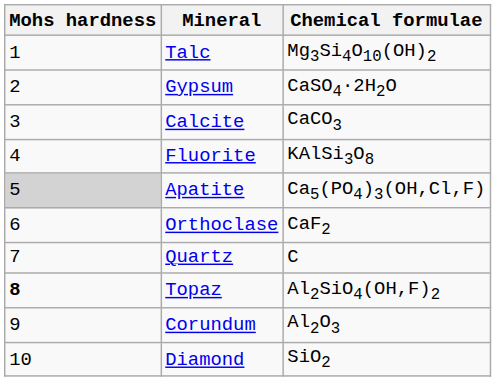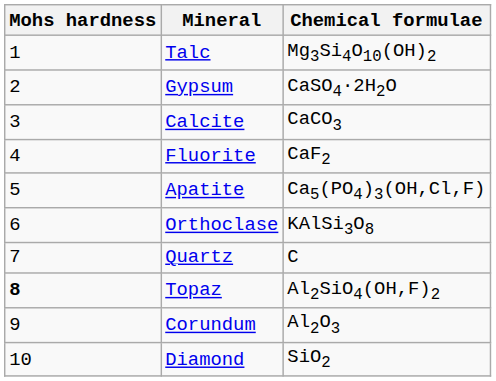(331, 156) KAlSi3O8 -> (309, 156) CaF2
(15, 191) lightgrey background -> (15, 191) no background
(309, 225) CaF2 -> (331, 225) KAlSi3O8
